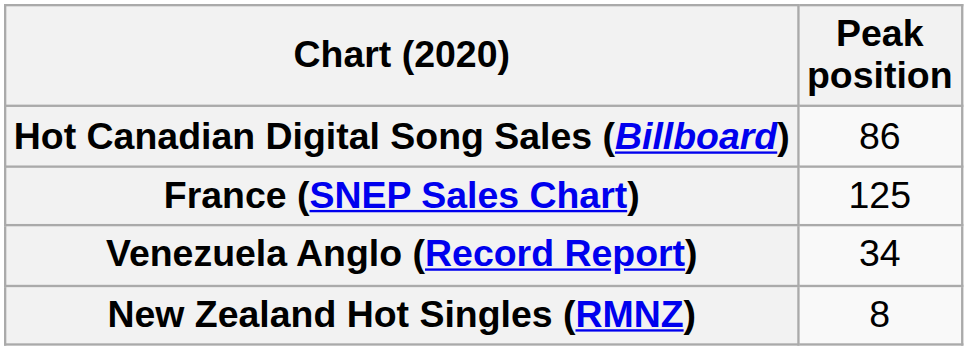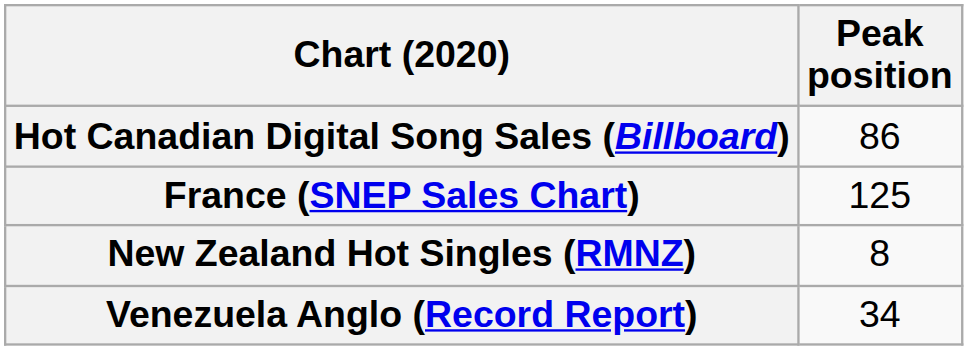rows swapped: (402, 313) <-> (402, 254)
